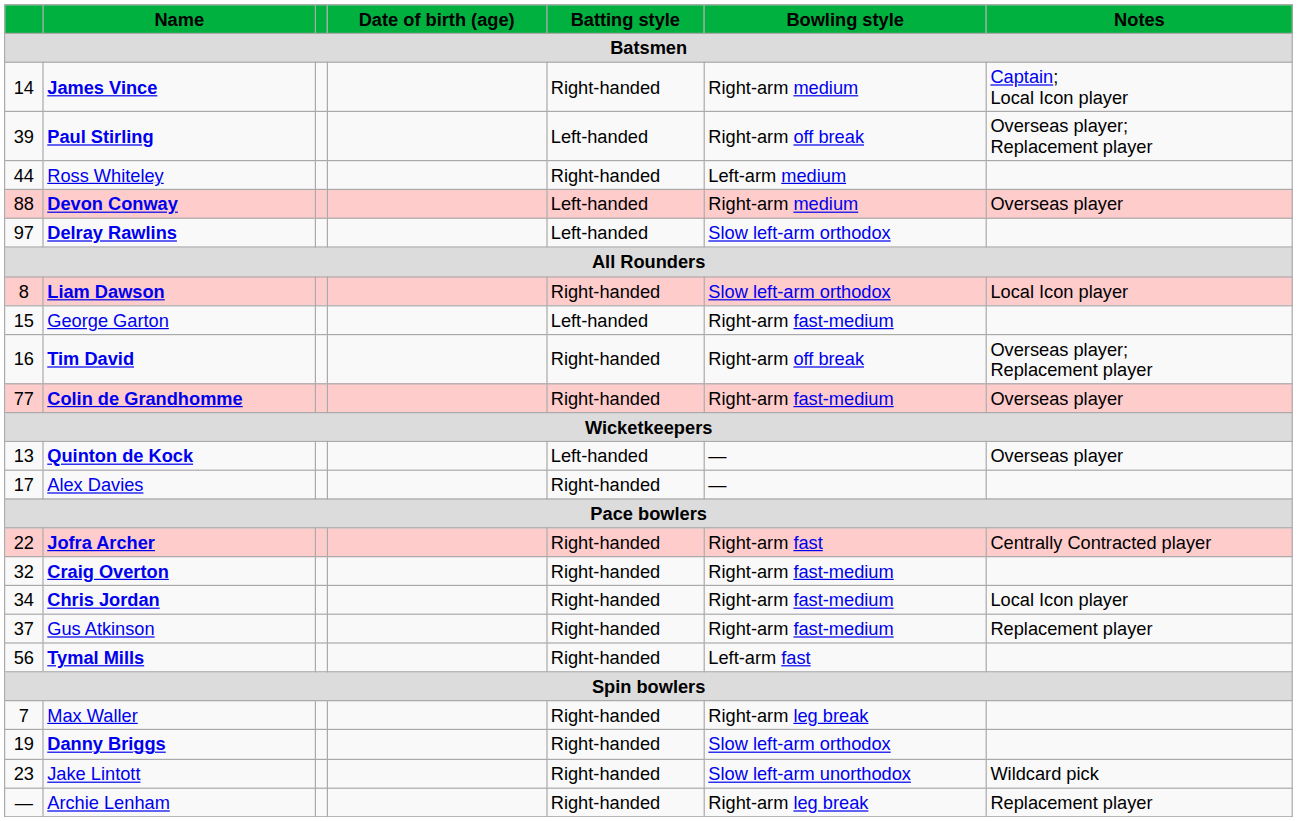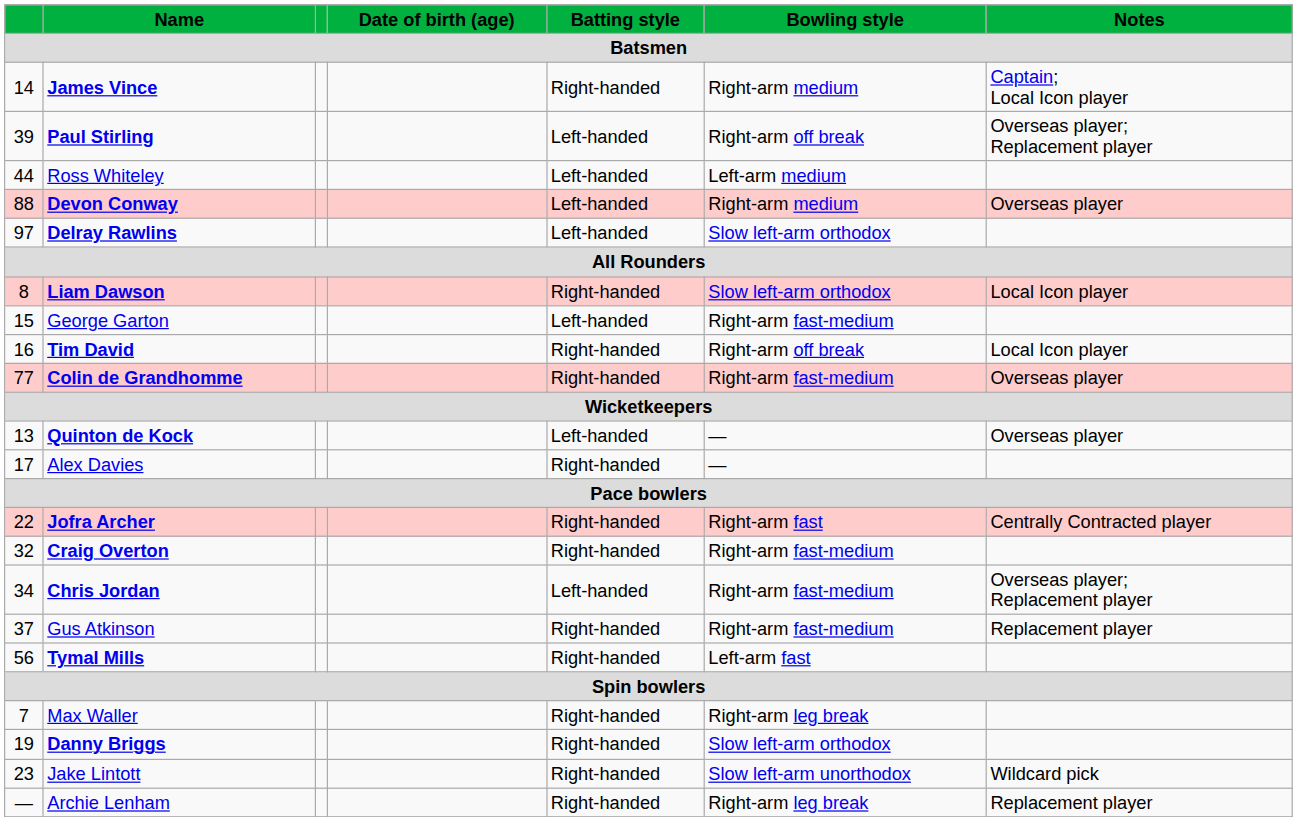(605, 176) Right-handed -> (599, 176) Left-handed
(1071, 359) Overseas player; Replacement player -> (1059, 349) Local Icon player
(605, 600) Right-handed -> (599, 590) Left-handed
(1059, 600) Local Icon player -> (1071, 590) Overseas player; Replacement player
